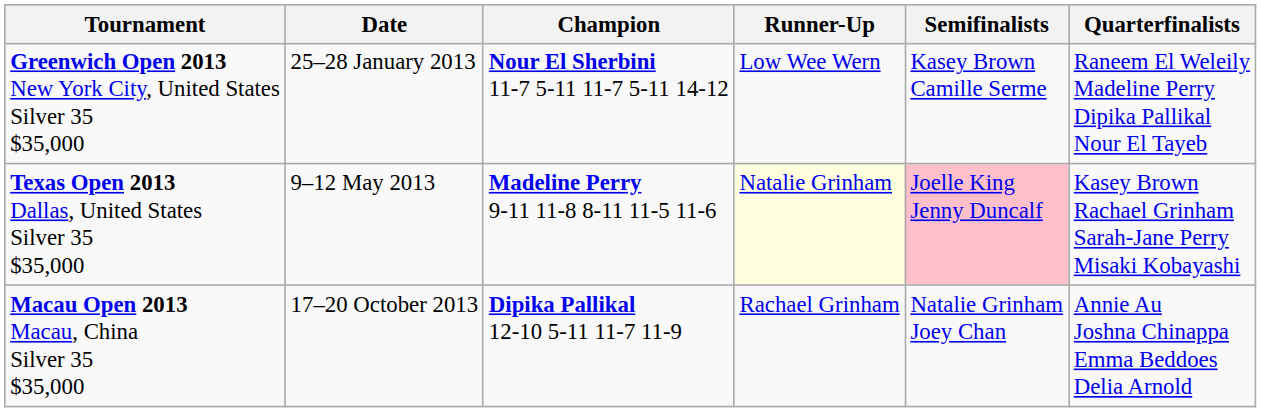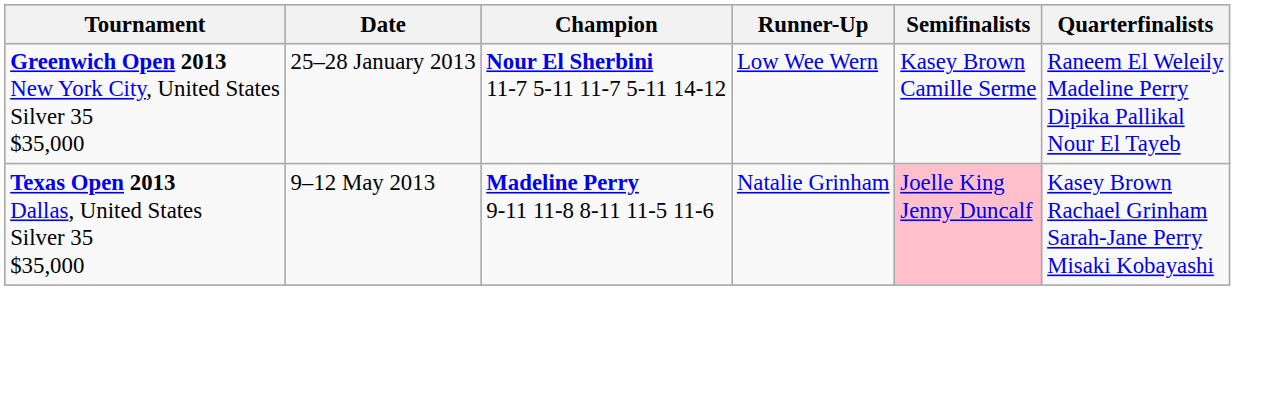(816, 182) lightyellow background -> (813, 182) no background
- row: (99, 345)
